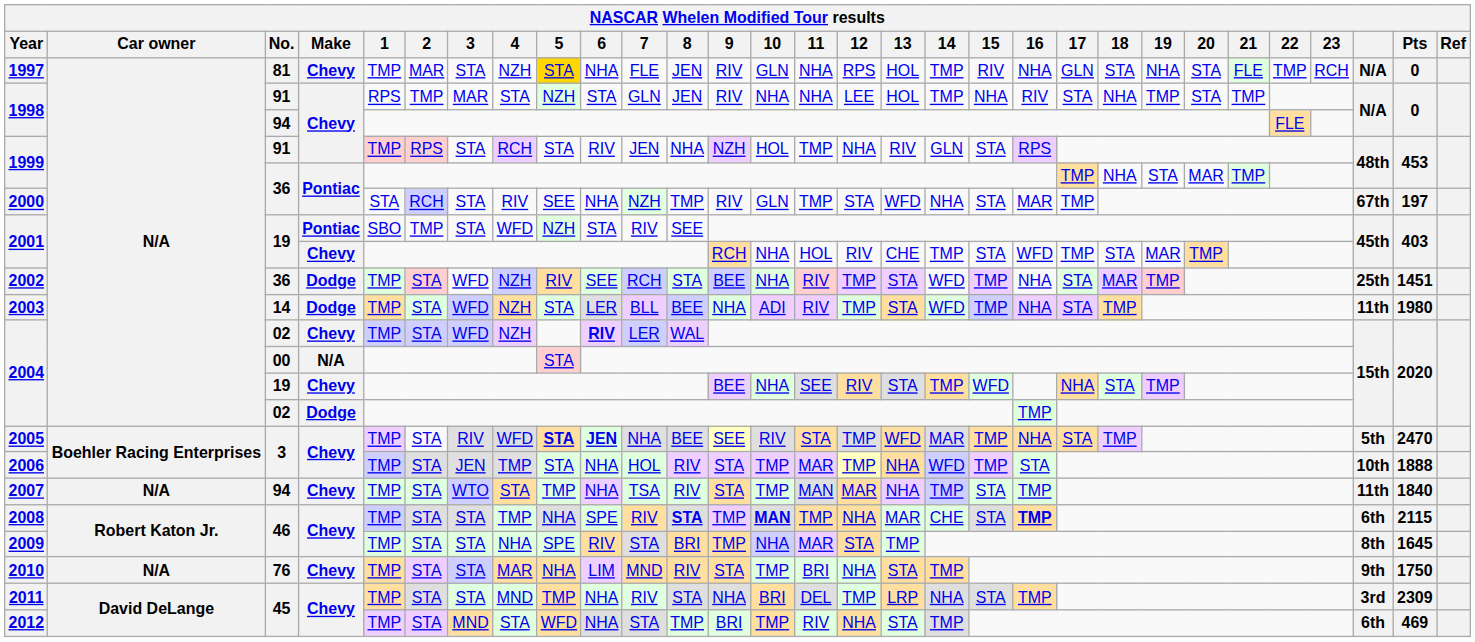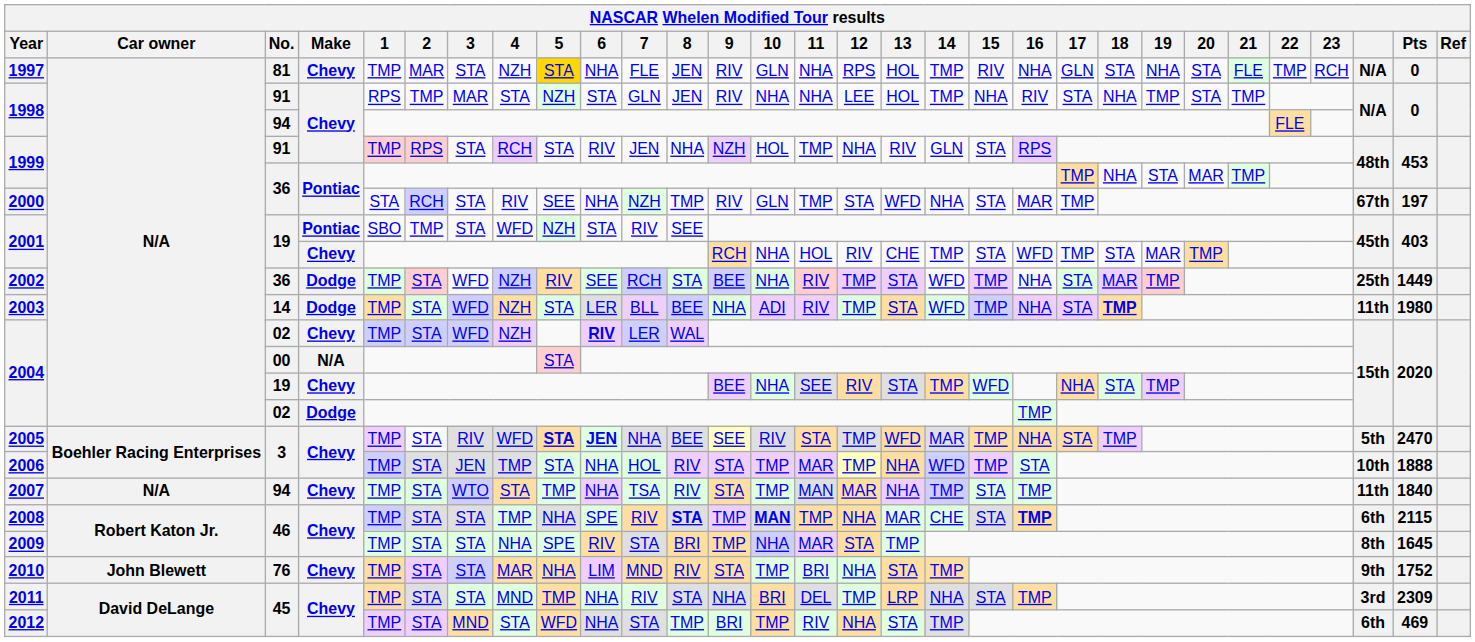(1415, 281) 1451 -> (1415, 281) 1449
(1120, 307) normal -> (1120, 307) bold
(156, 570) N/A -> (156, 570) John Blewett
(1415, 570) 1750 -> (1415, 570) 1752
